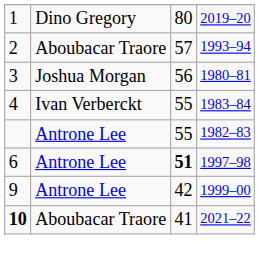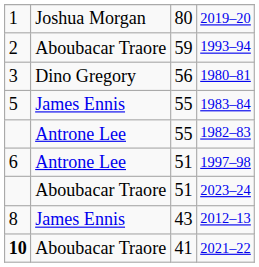(86, 18) Dino Gregory -> (90, 18) Joshua Morgan
(184, 47) 57 -> (184, 47) 59
(90, 76) Joshua Morgan -> (86, 76) Dino Gregory
(13, 104) 4 -> (13, 104) 5
(88, 104) Ivan Verberckt -> (80, 104) James Ennis
(184, 162) bold -> (184, 162) normal
+ row: (226, 190)
+ row: (226, 219)
- row: (226, 190)
